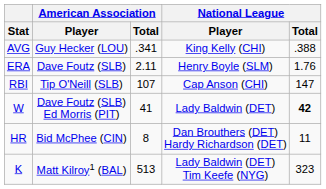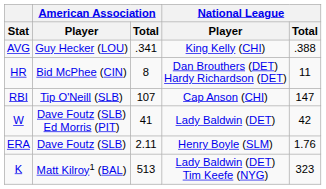rows swapped: (18, 138) <-> (18, 66)
(305, 108) bold -> (305, 121) normal
